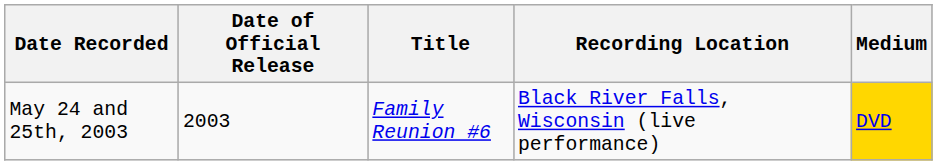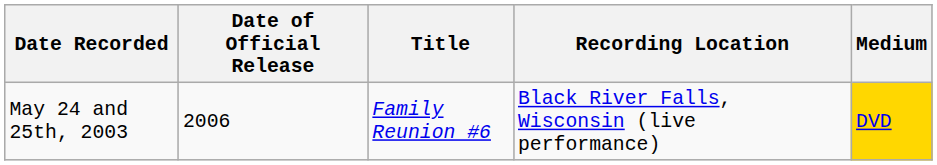(207, 121) 2003 -> (207, 121) 2006
